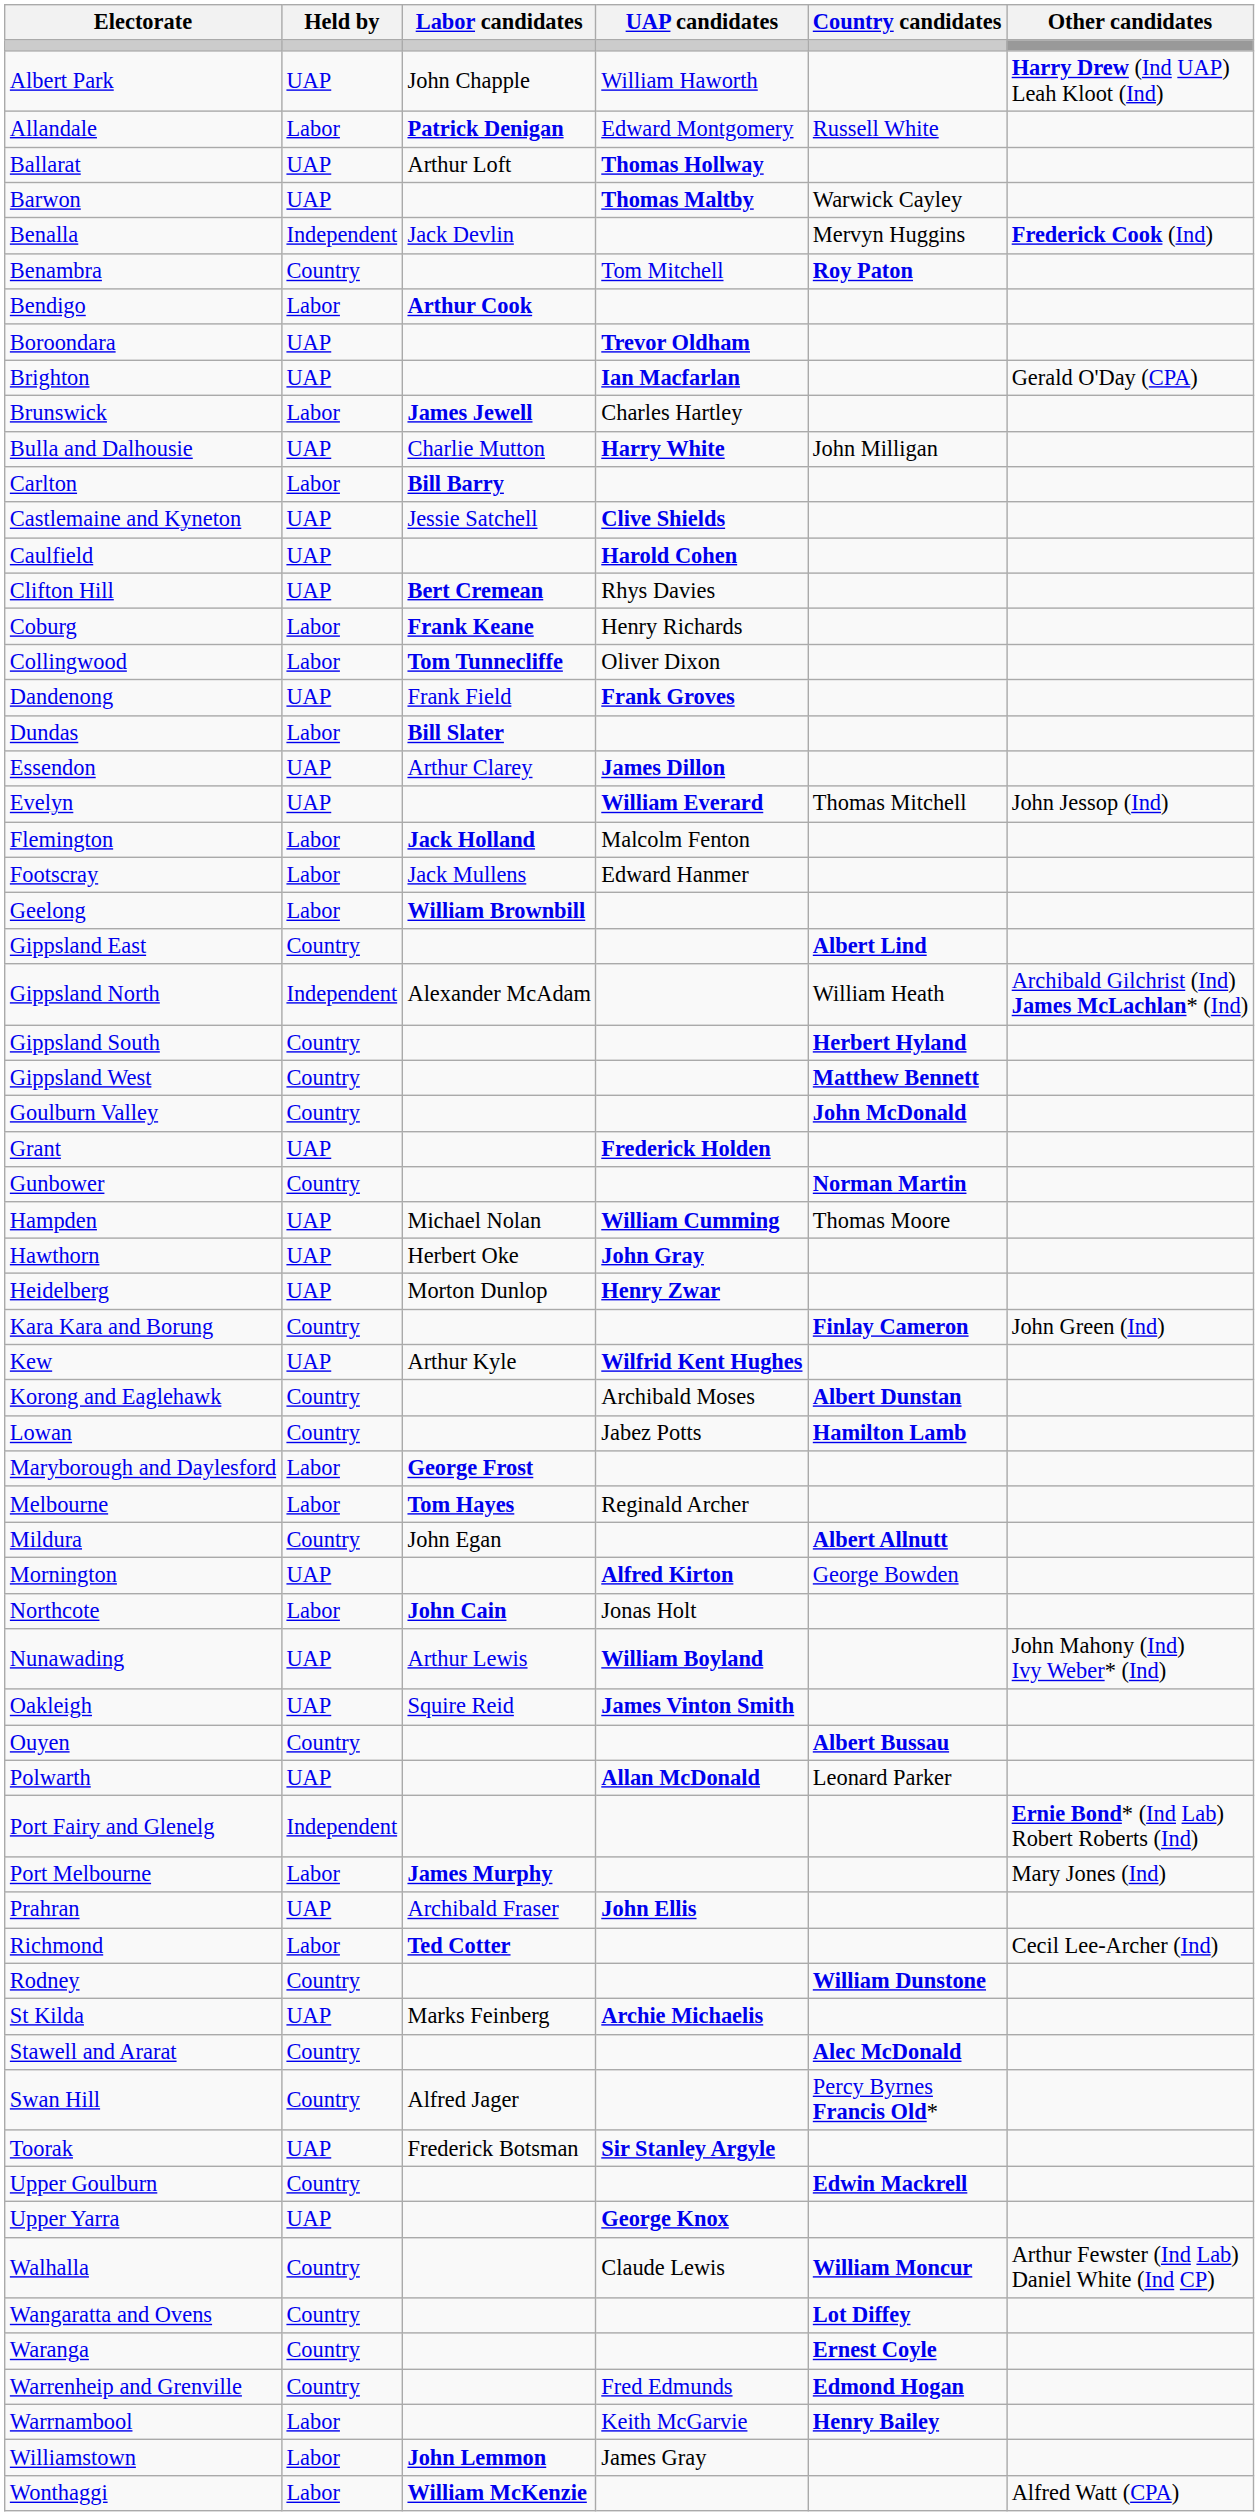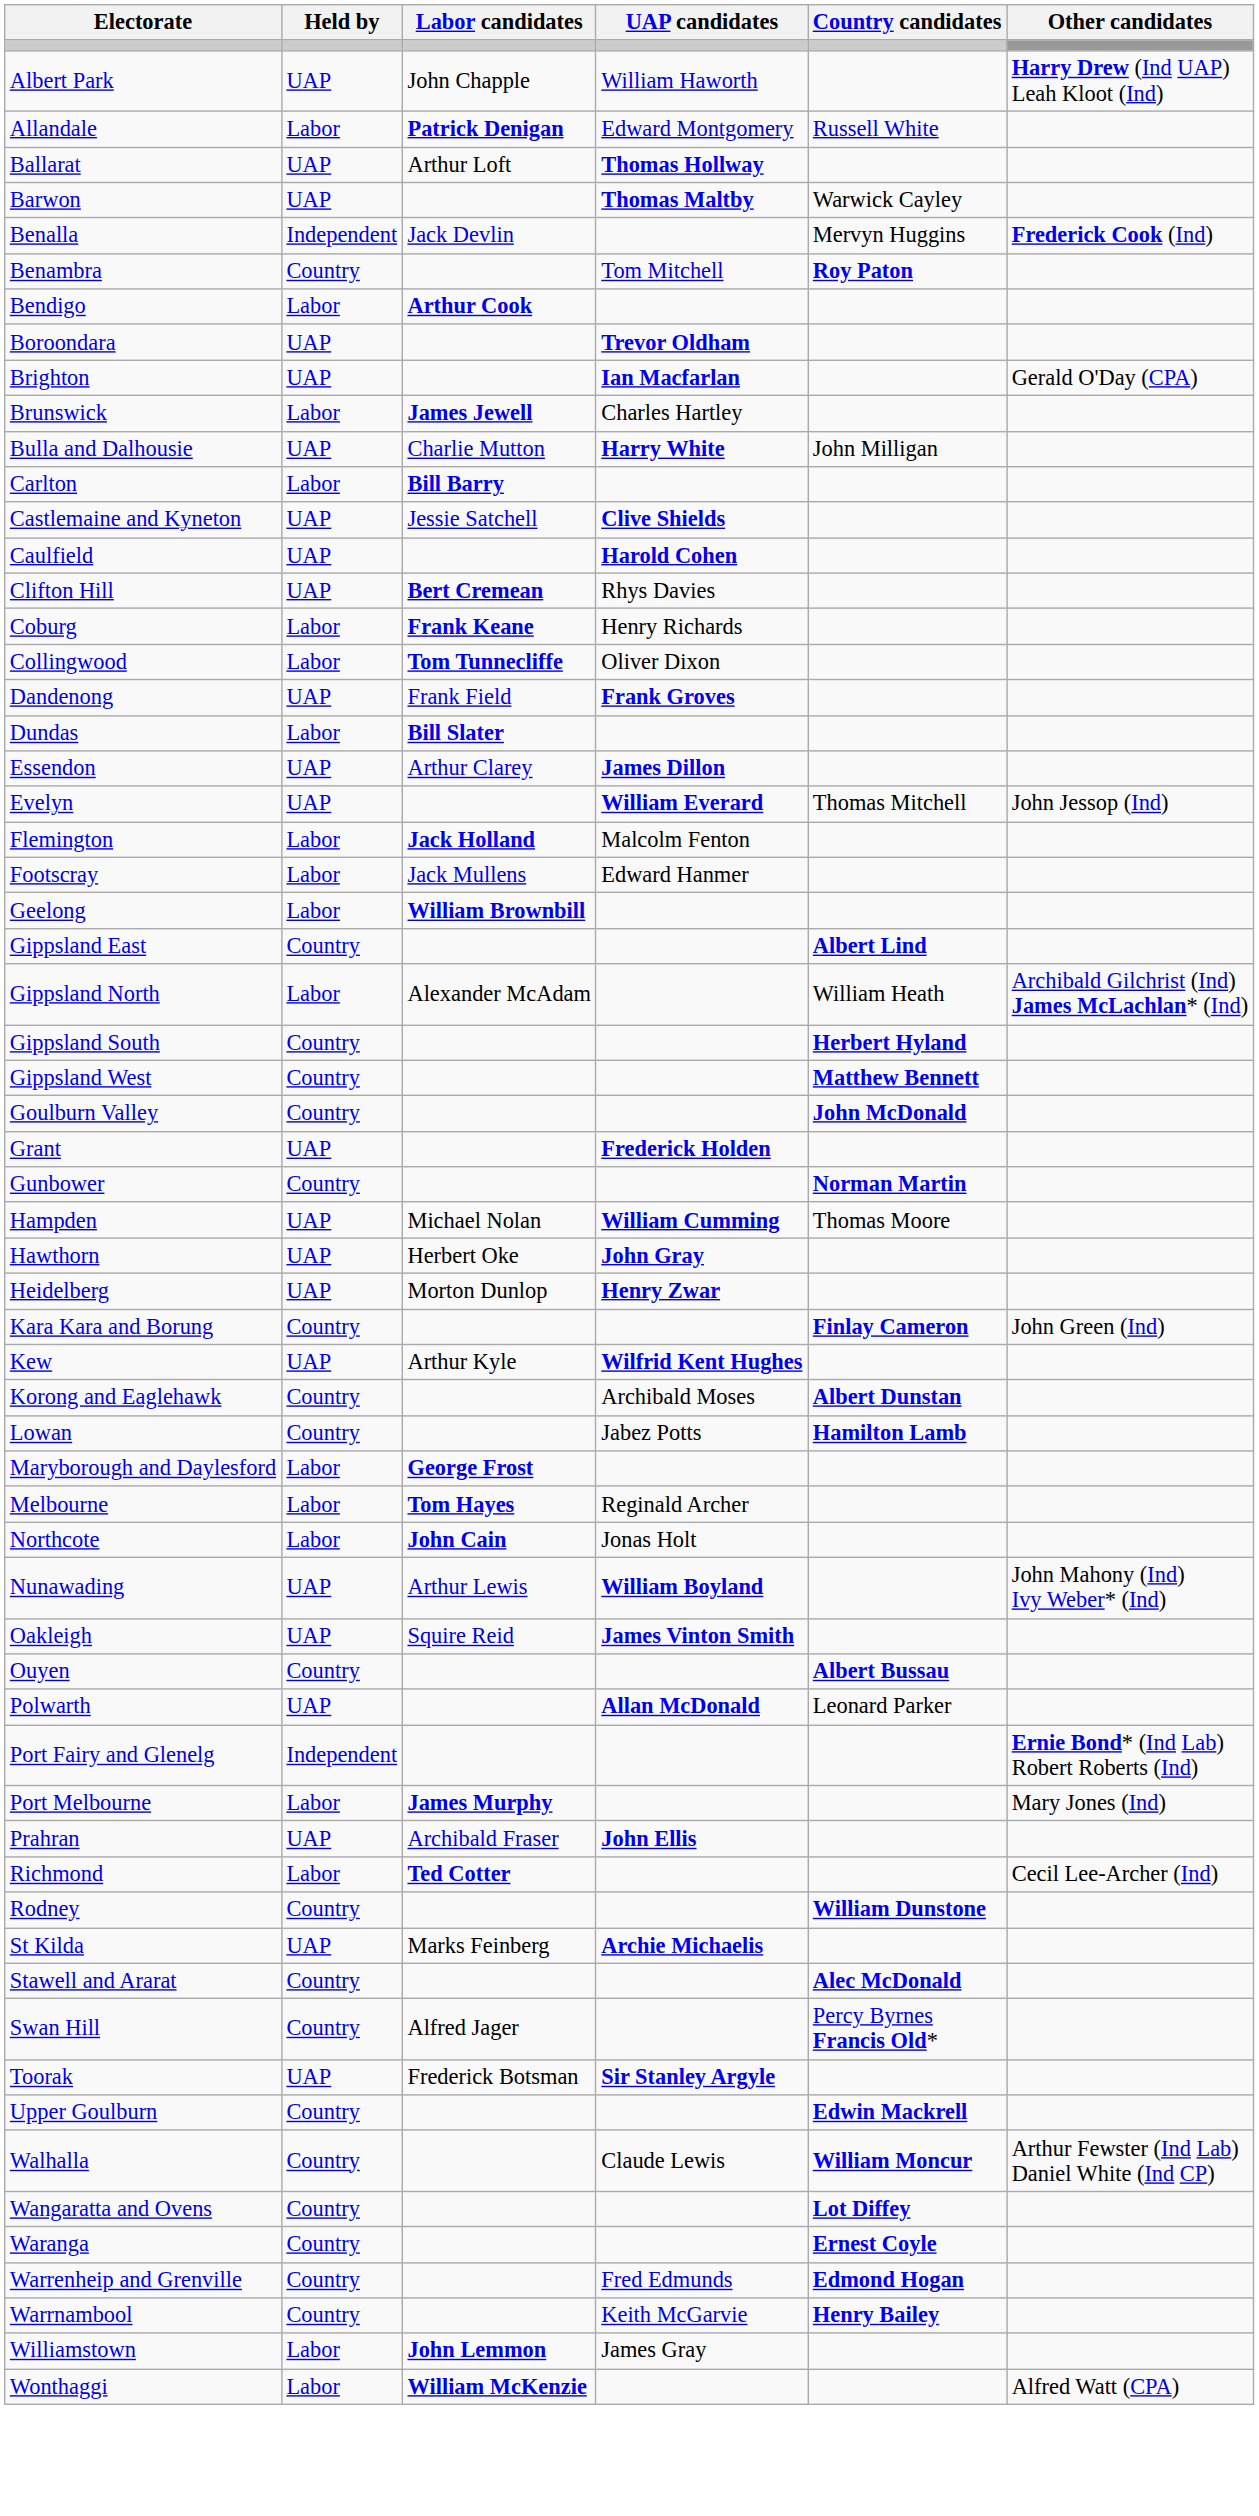(342, 994) Independent -> (313, 994) Labor
- row: (46, 1539)
- row: (63, 1575)
- row: (65, 2219)
(313, 2421) Labor -> (323, 2315) Country
